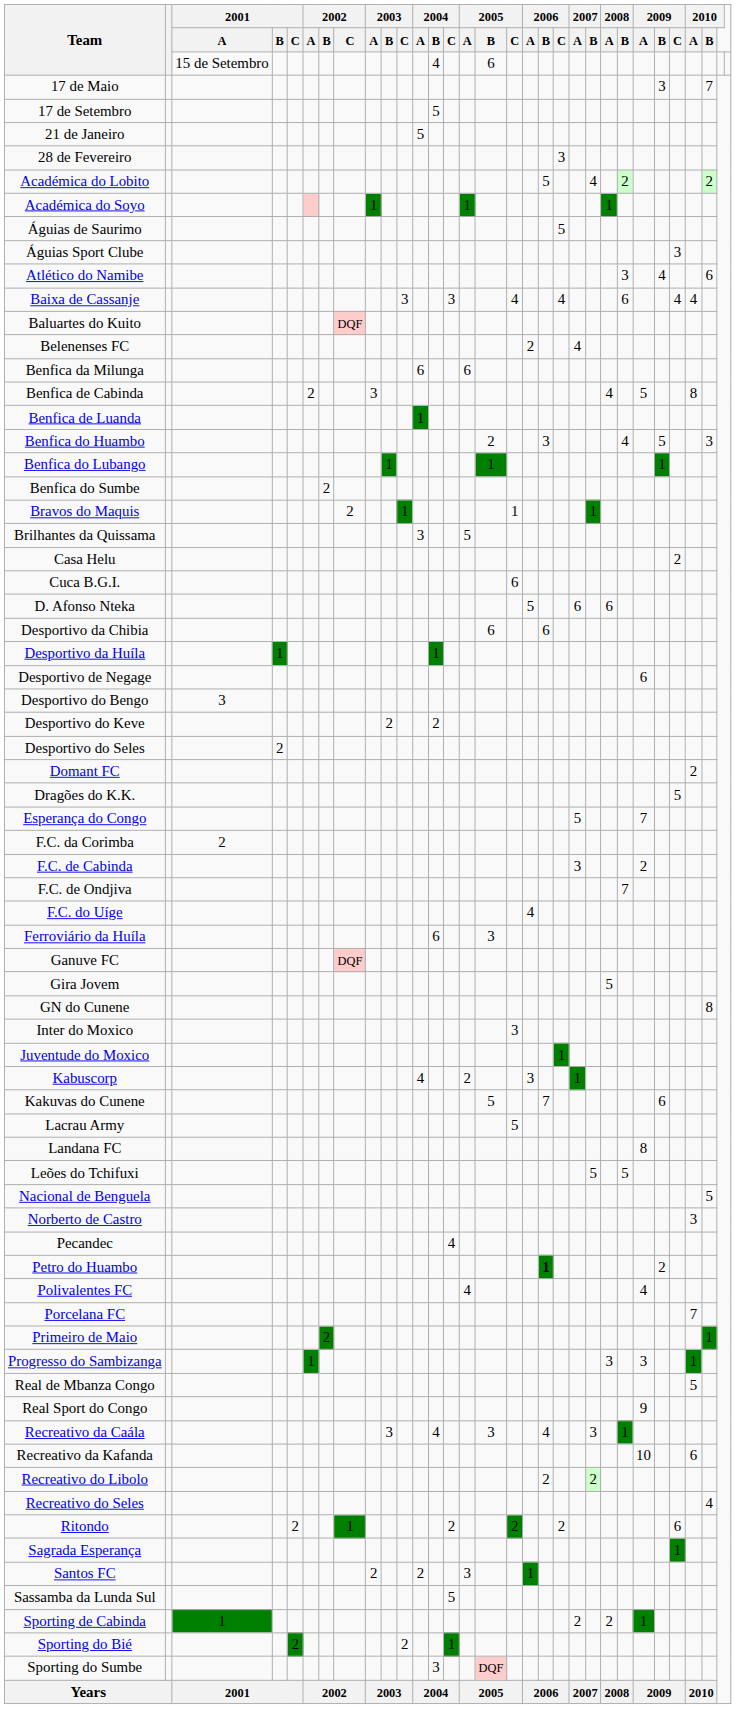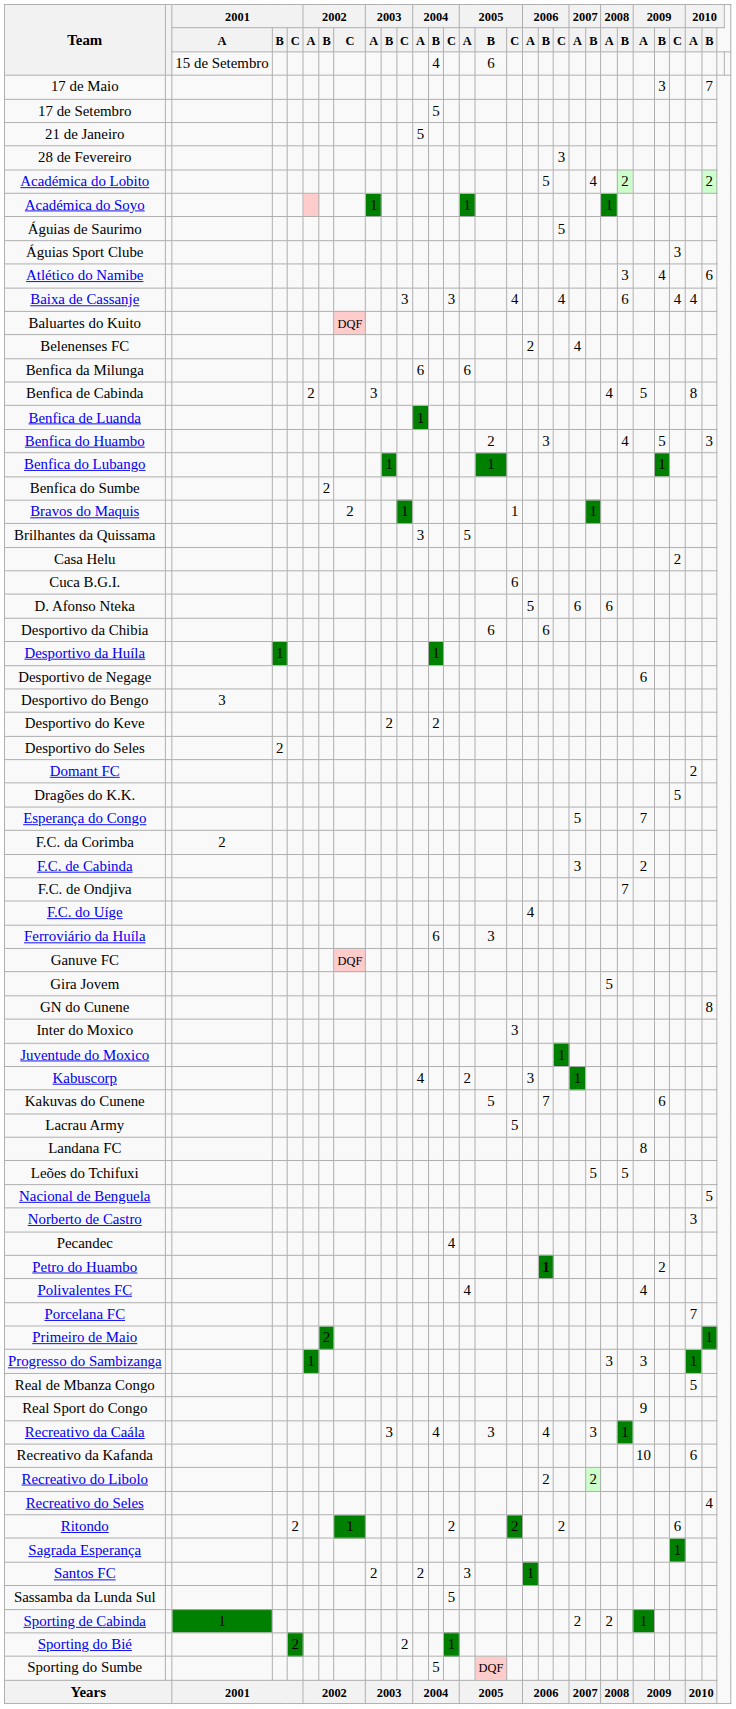(436, 1668) 3 -> (436, 1668) 5
